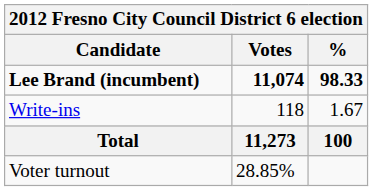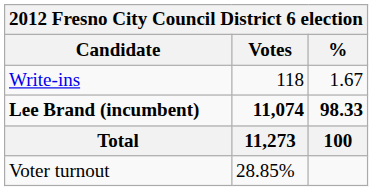rows swapped: (104, 79) <-> (45, 110)
